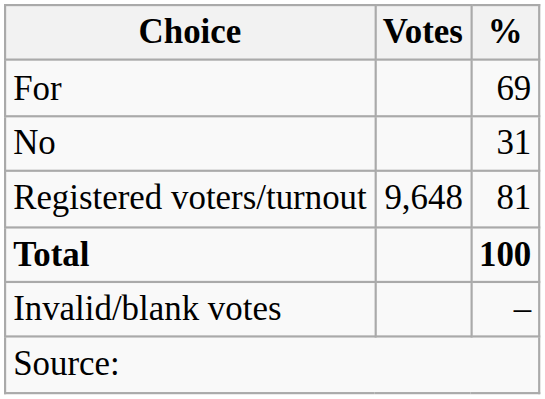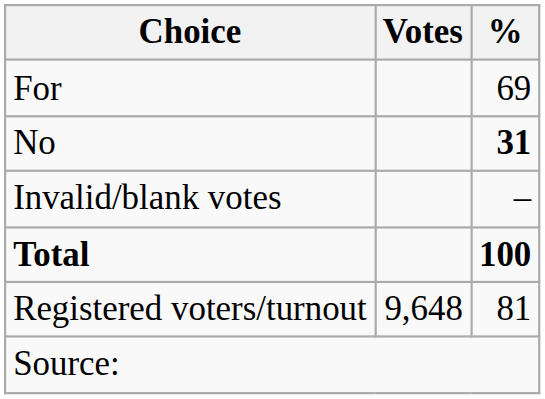(514, 142) normal -> (514, 142) bold
rows swapped: (147, 308) <-> (190, 198)
